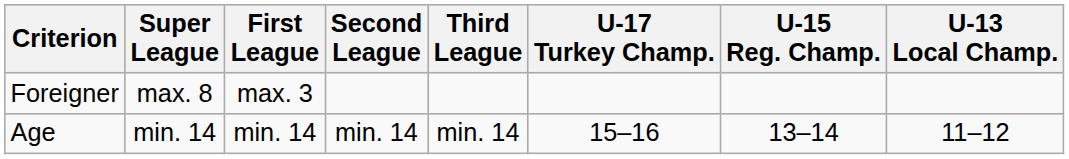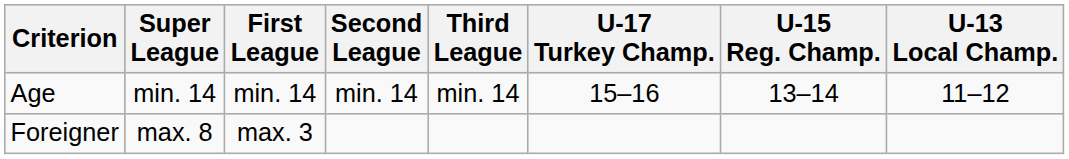rows swapped: (33, 133) <-> (65, 93)
